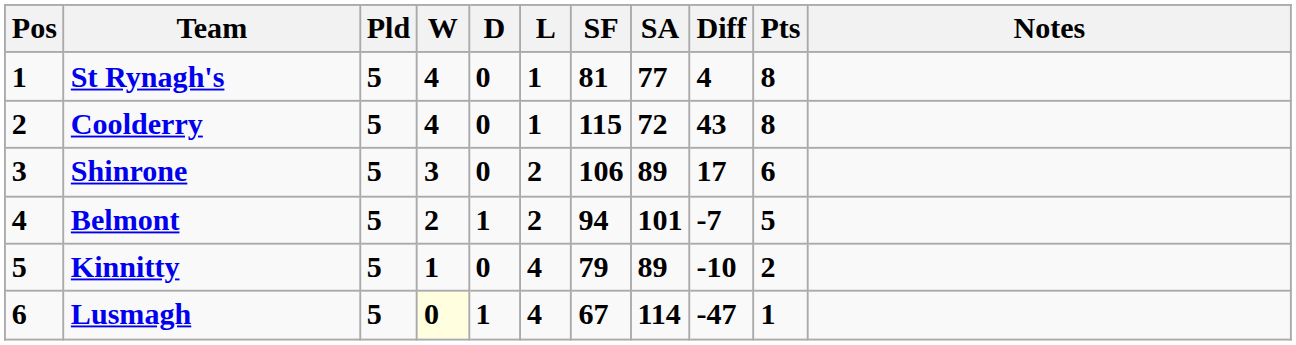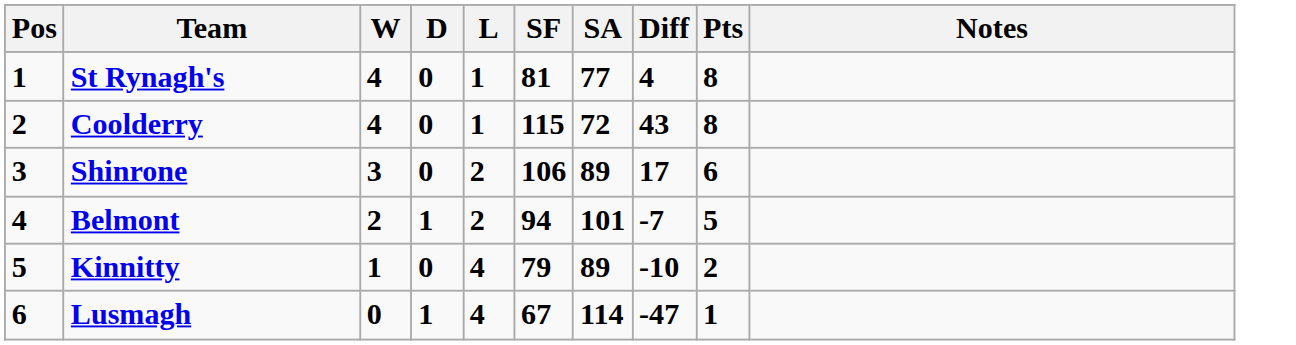- column: (388, 28)
(432, 314) lightyellow background -> (374, 314) no background
